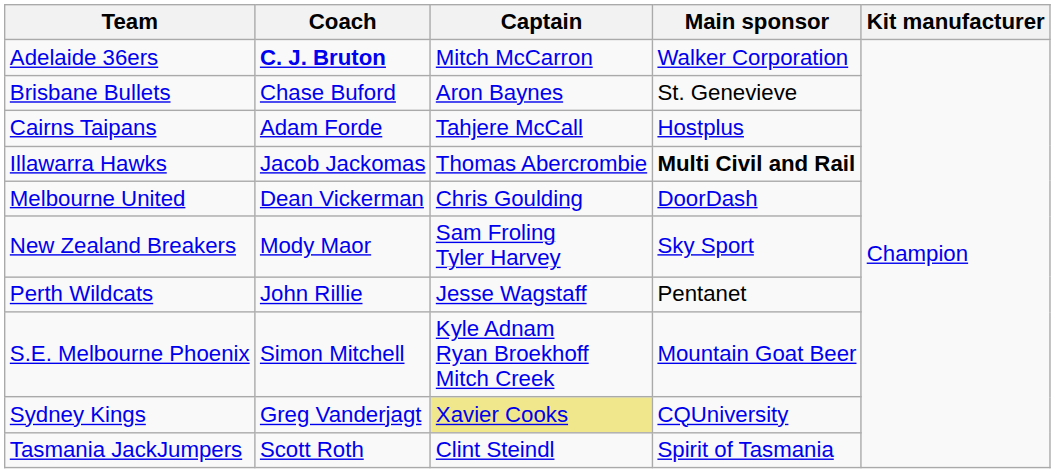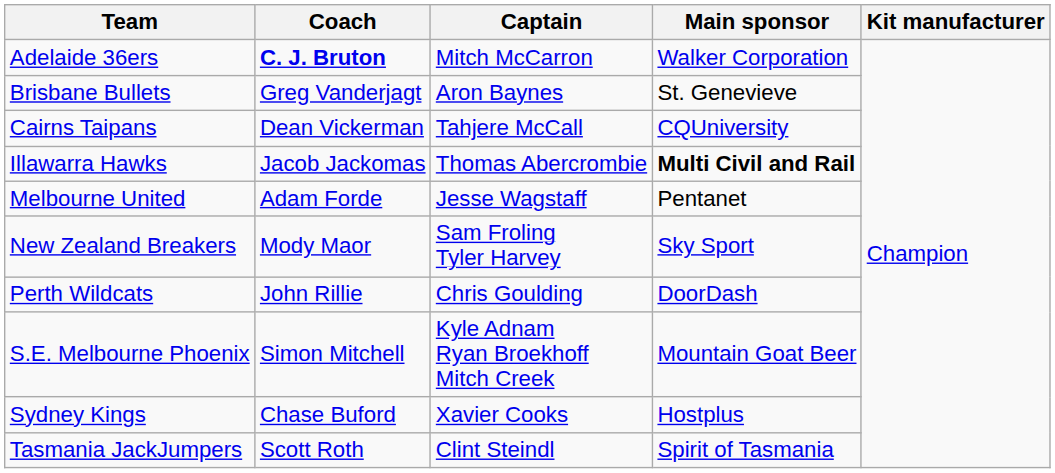(328, 92) Chase Buford -> (341, 92) Greg Vanderjagt
(321, 127) Adam Forde -> (342, 127) Dean Vickerman
(701, 127) Hostplus -> (723, 127) CQUniversity
(342, 198) Dean Vickerman -> (321, 198) Adam Forde
(509, 198) Chris Goulding -> (511, 198) Jesse Wagstaff
(707, 198) DoorDash -> (702, 198) Pentanet
(511, 294) Jesse Wagstaff -> (509, 294) Chris Goulding
(702, 294) Pentanet -> (707, 294) DoorDash
(341, 414) Greg Vanderjagt -> (328, 414) Chase Buford
(502, 414) khaki background -> (502, 414) no background
(723, 414) CQUniversity -> (701, 414) Hostplus
